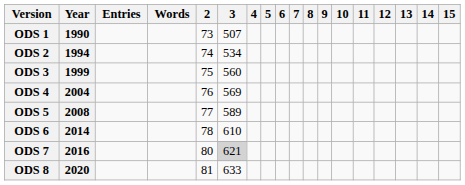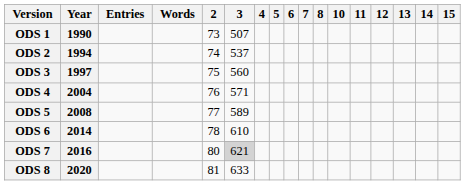- column: (325, 14)
(232, 53) 534 -> (240, 53) 537
(77, 72) 1999 -> (79, 72) 1997
(232, 92) 569 -> (240, 92) 571
